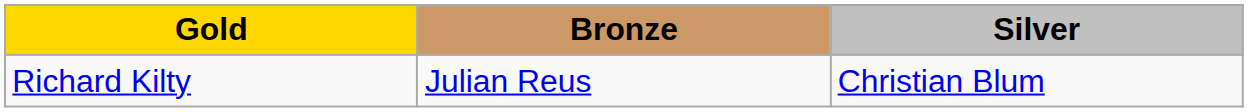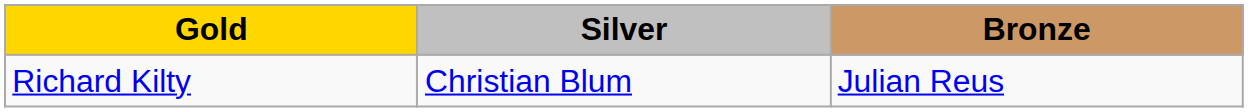columns swapped: (1037, 29) <-> (624, 29)
